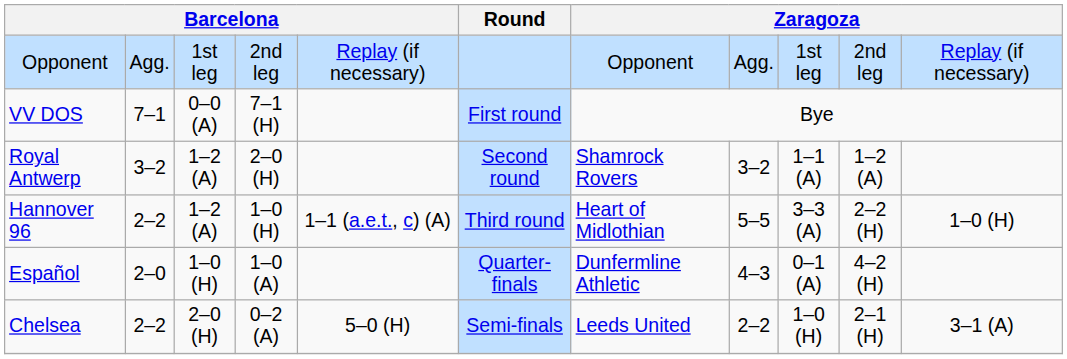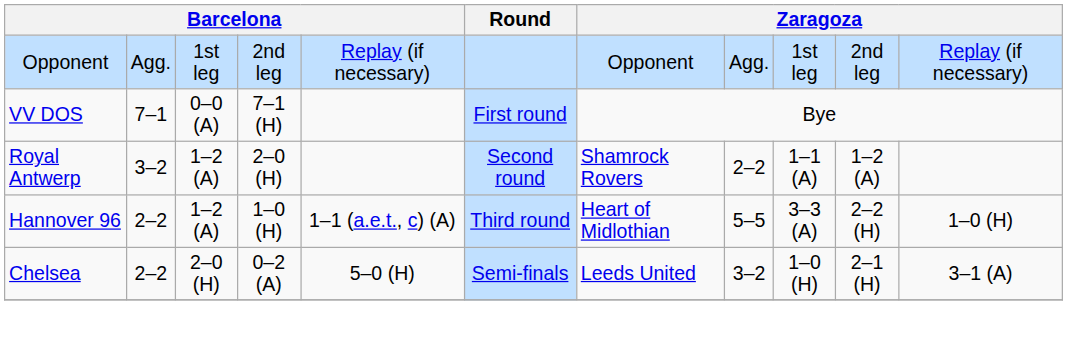(754, 167) 3–2 -> (749, 167) 2–2
- row: (44, 273)
(754, 326) 2–2 -> (749, 273) 3–2
